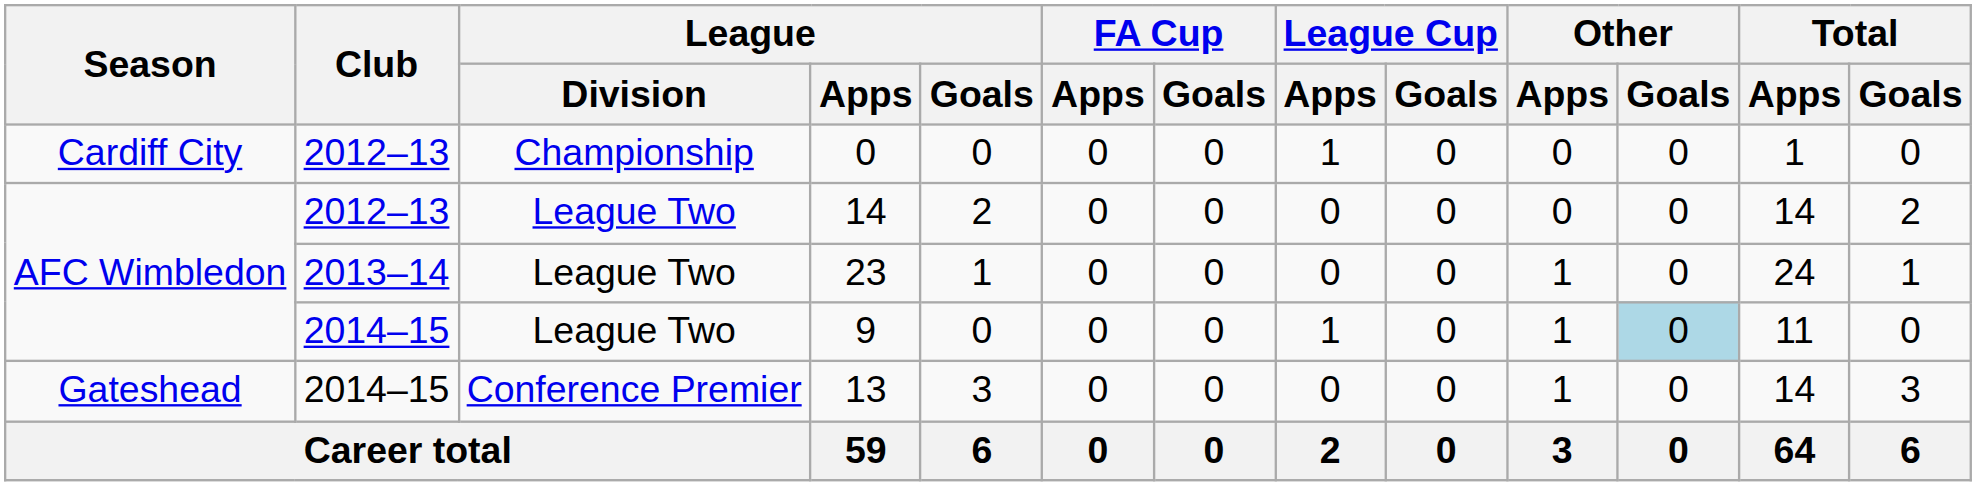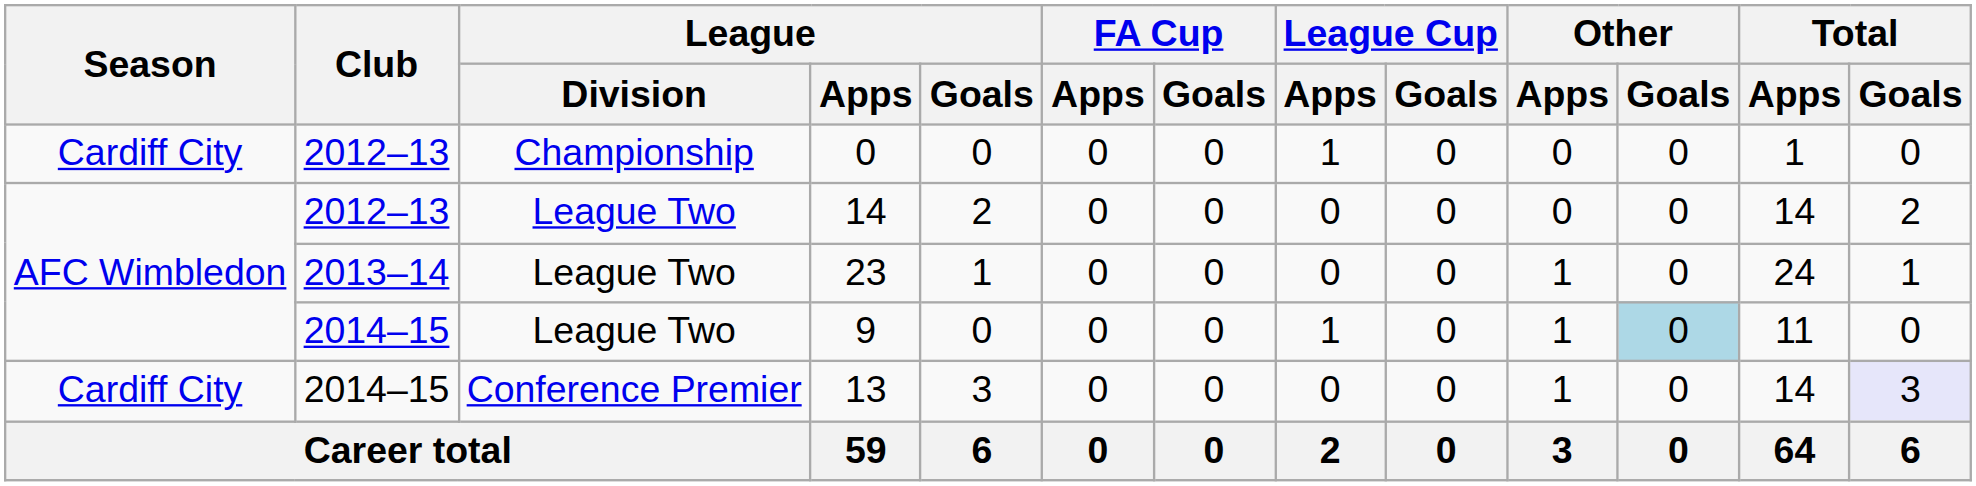(150, 390) Gateshead -> (150, 390) Cardiff City
(1911, 390) no background -> (1911, 390) lavender background
